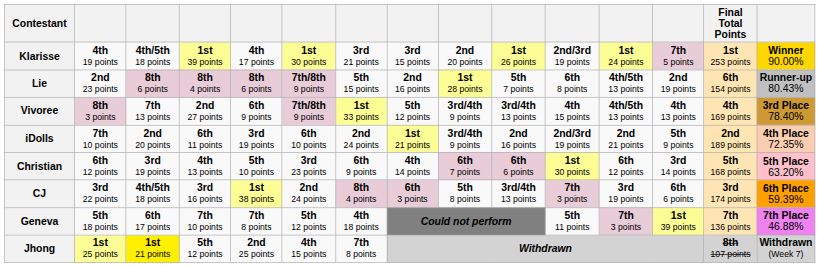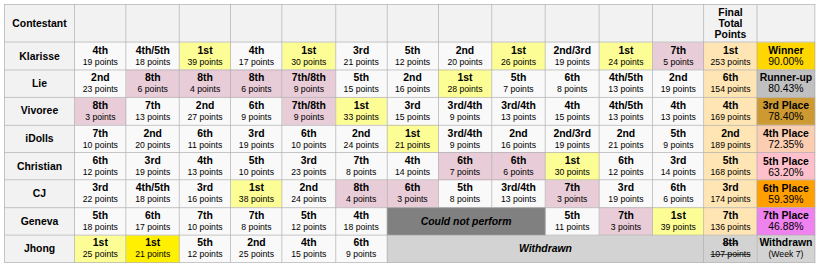(413, 56) 3rd 15 points -> (413, 56) 5th 12 points
(413, 111) 5th 12 points -> (413, 111) 3rd 15 points
(361, 166) 6th 9 points -> (361, 166) 7th 8 points
(361, 249) 7th 8 points -> (361, 249) 6th 9 points
